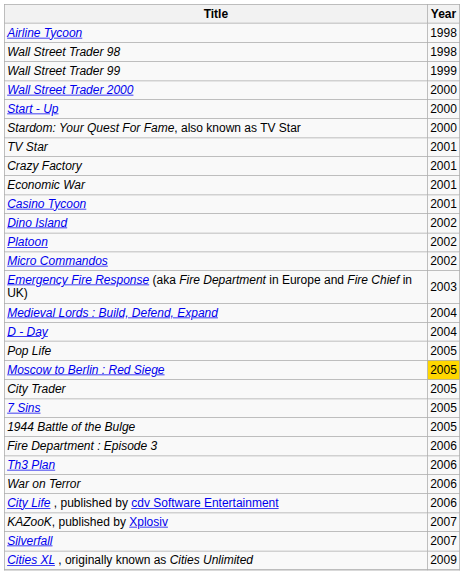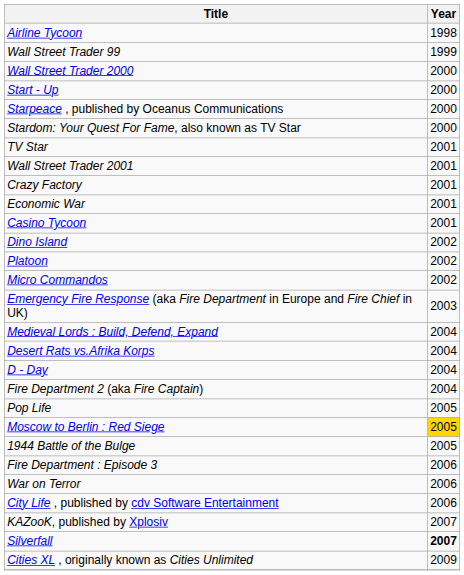- row: (64, 52)
+ row: (145, 109)
+ row: (70, 166)
+ row: (81, 351)
+ row: (105, 389)
- row: (36, 389)
- row: (24, 408)
- row: (31, 465)
(444, 541) normal -> (444, 541) bold
